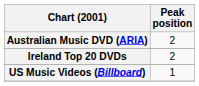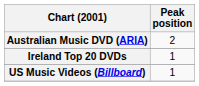(172, 56) 2 -> (172, 56) 1
